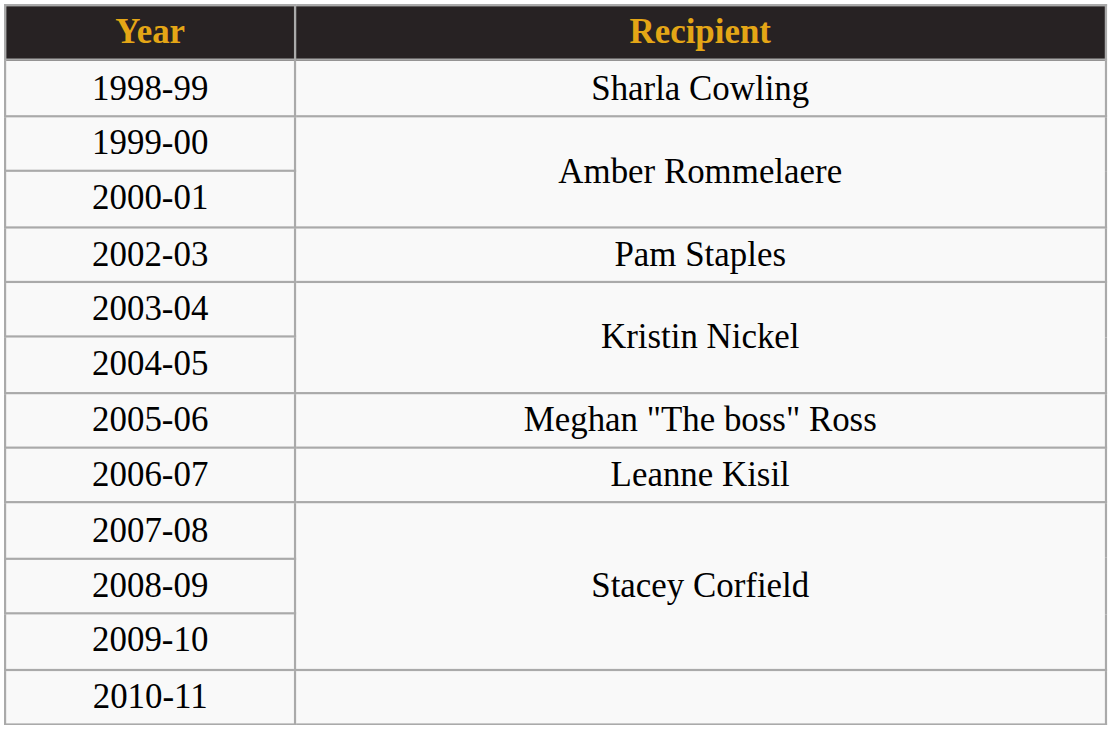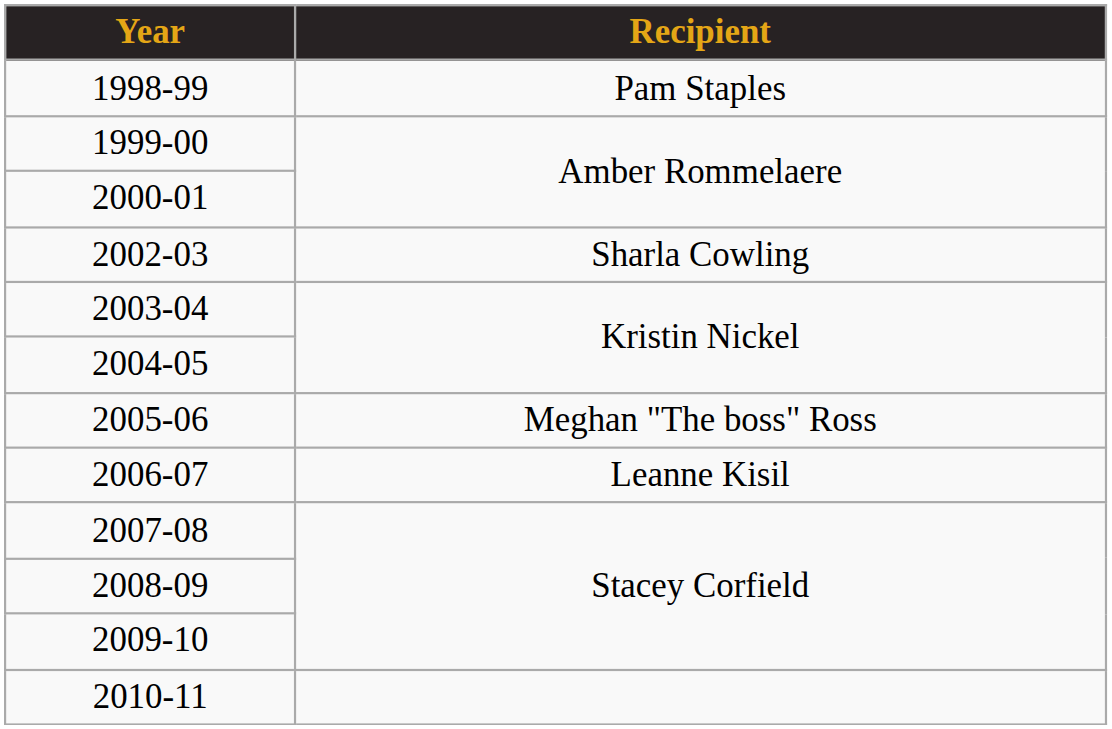(700, 87) Sharla Cowling -> (700, 87) Pam Staples
(700, 253) Pam Staples -> (700, 253) Sharla Cowling
